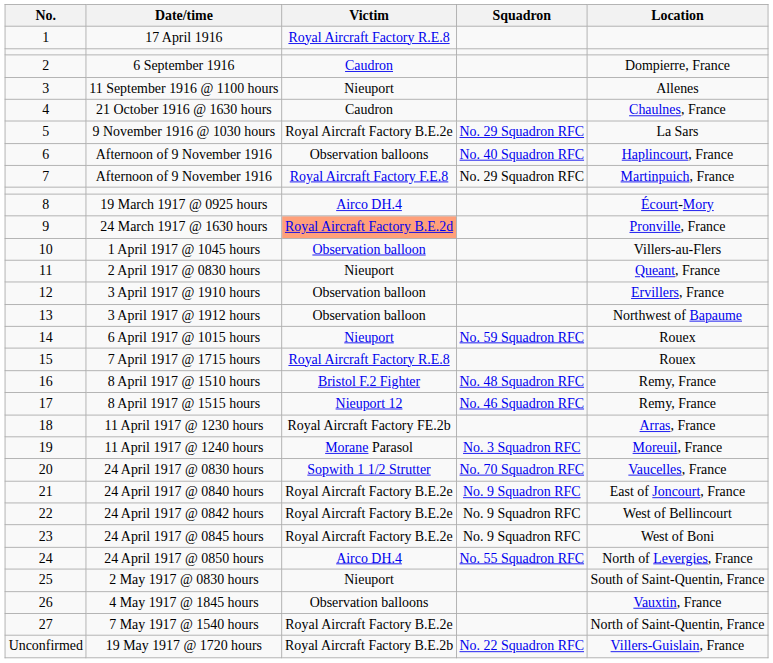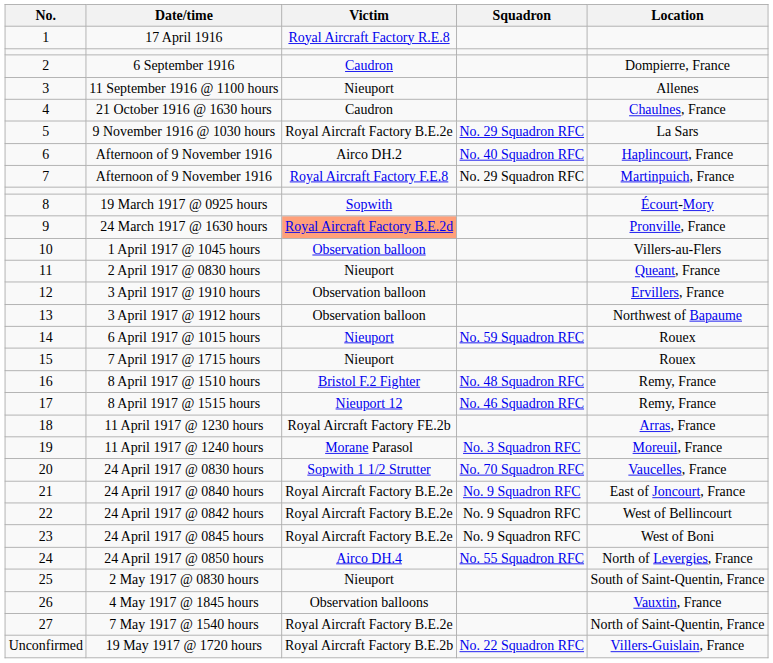(369, 154) Observation balloons -> (369, 154) Airco DH.2
(369, 204) Airco DH.4 -> (369, 204) Sopwith
(369, 359) Royal Aircraft Factory R.E.8 -> (369, 359) Nieuport
